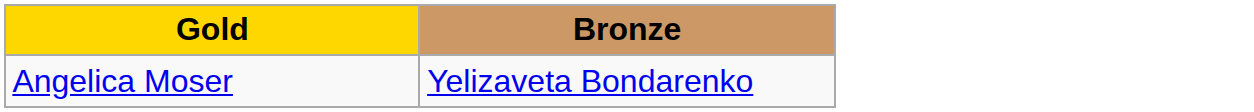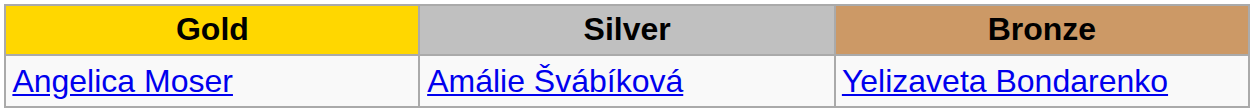+ column: (627, 29)
